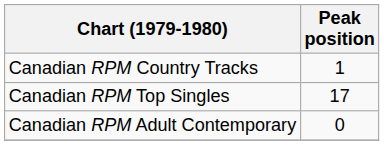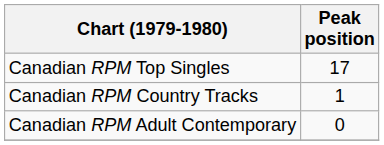rows swapped: (133, 67) <-> (119, 96)
